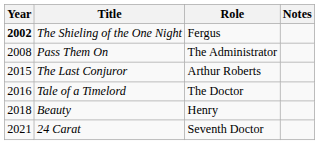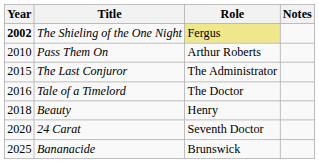(204, 33) no background -> (204, 33) khaki background
(19, 52) 2008 -> (19, 52) 2010
(232, 52) The Administrator -> (224, 52) Arthur Roberts
(224, 71) Arthur Roberts -> (232, 71) The Administrator
(19, 129) 2021 -> (19, 129) 2020
+ row: (66, 149)
